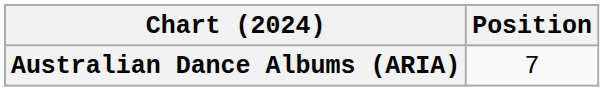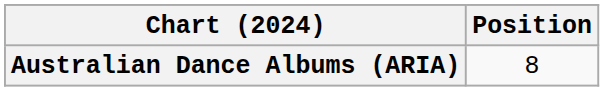(532, 66) 7 -> (532, 66) 8
